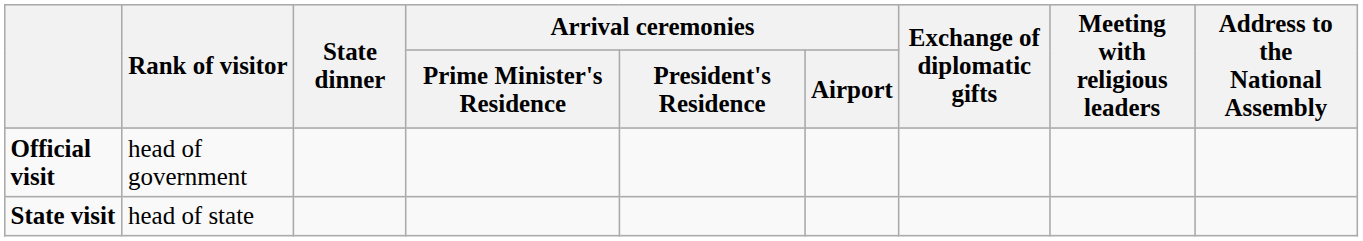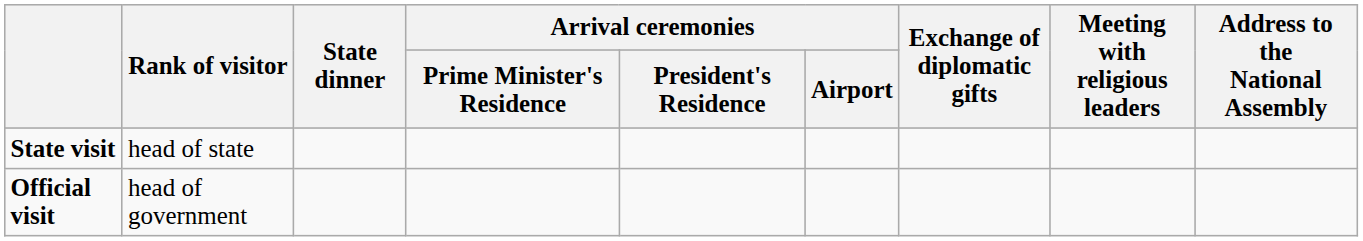rows swapped: (63, 215) <-> (51, 162)
